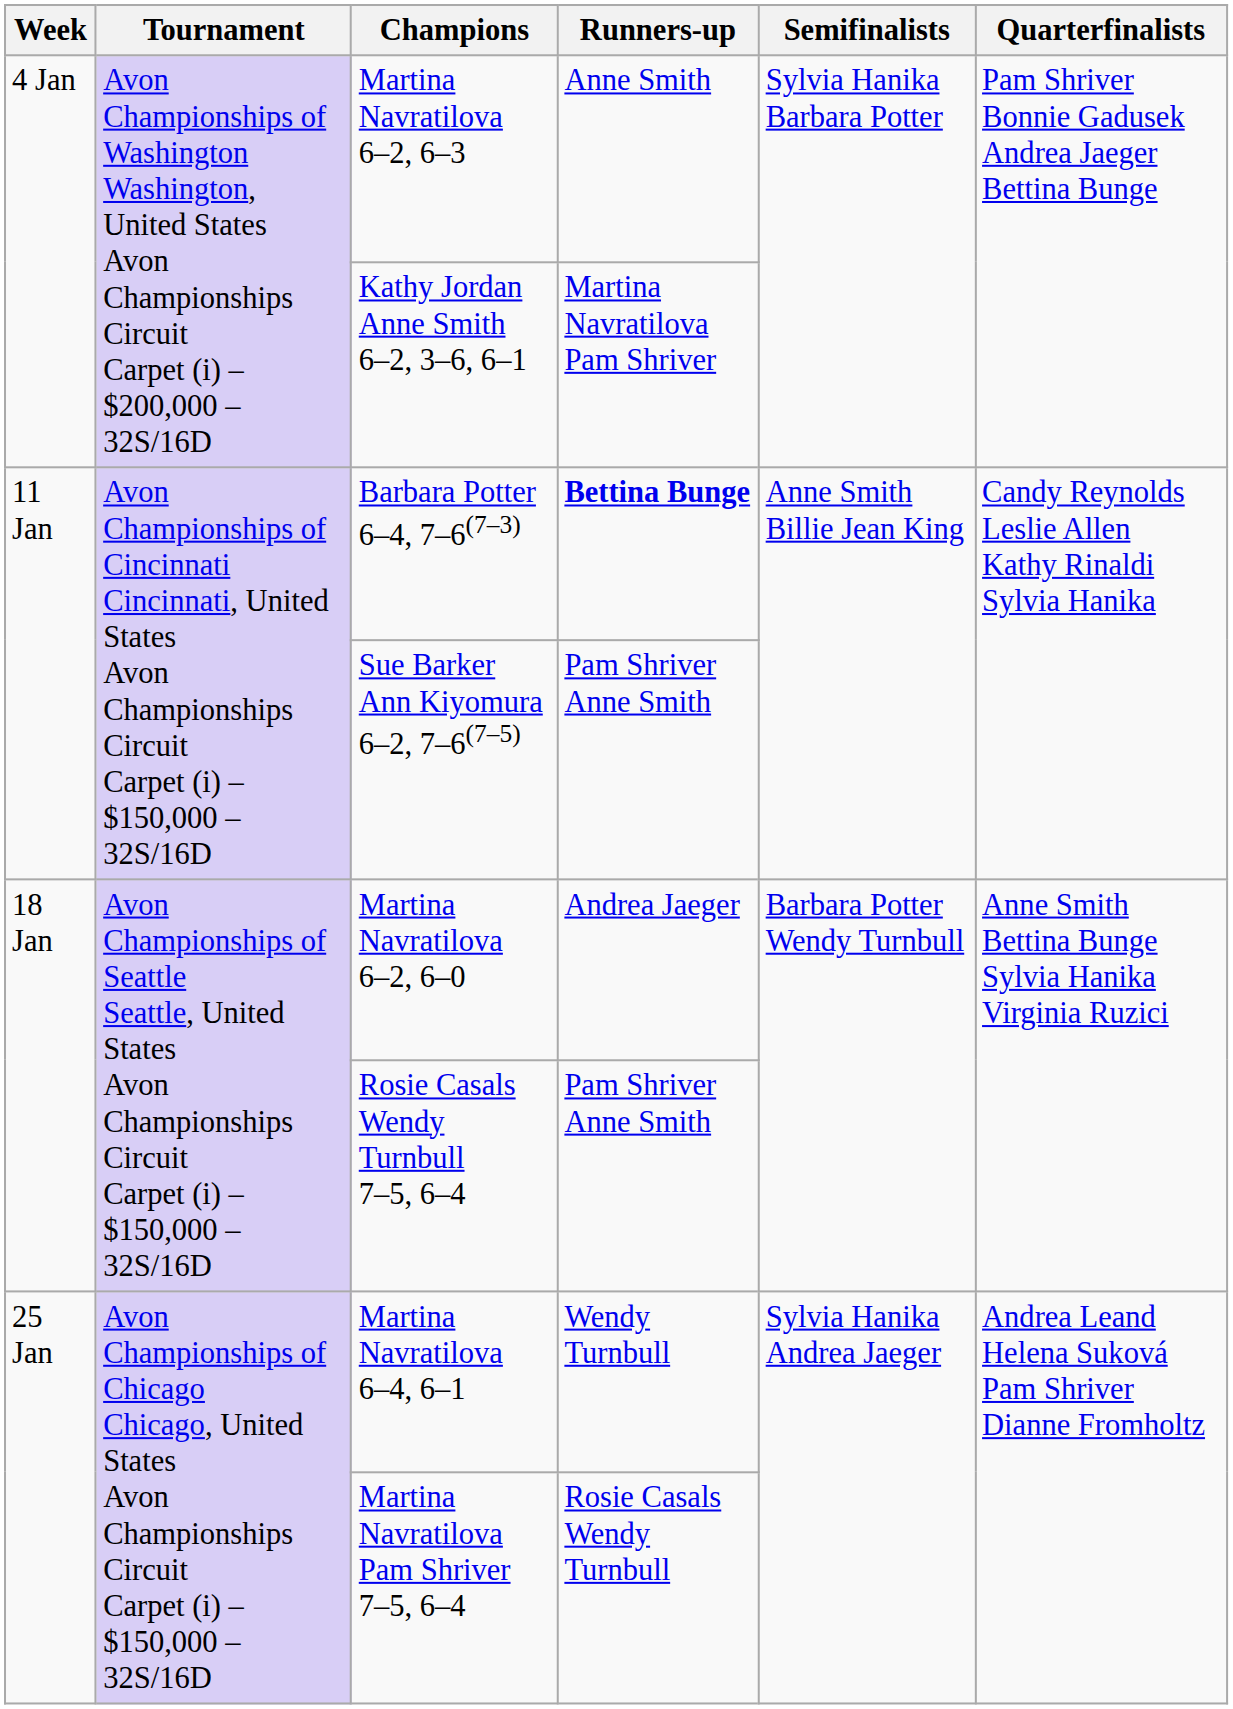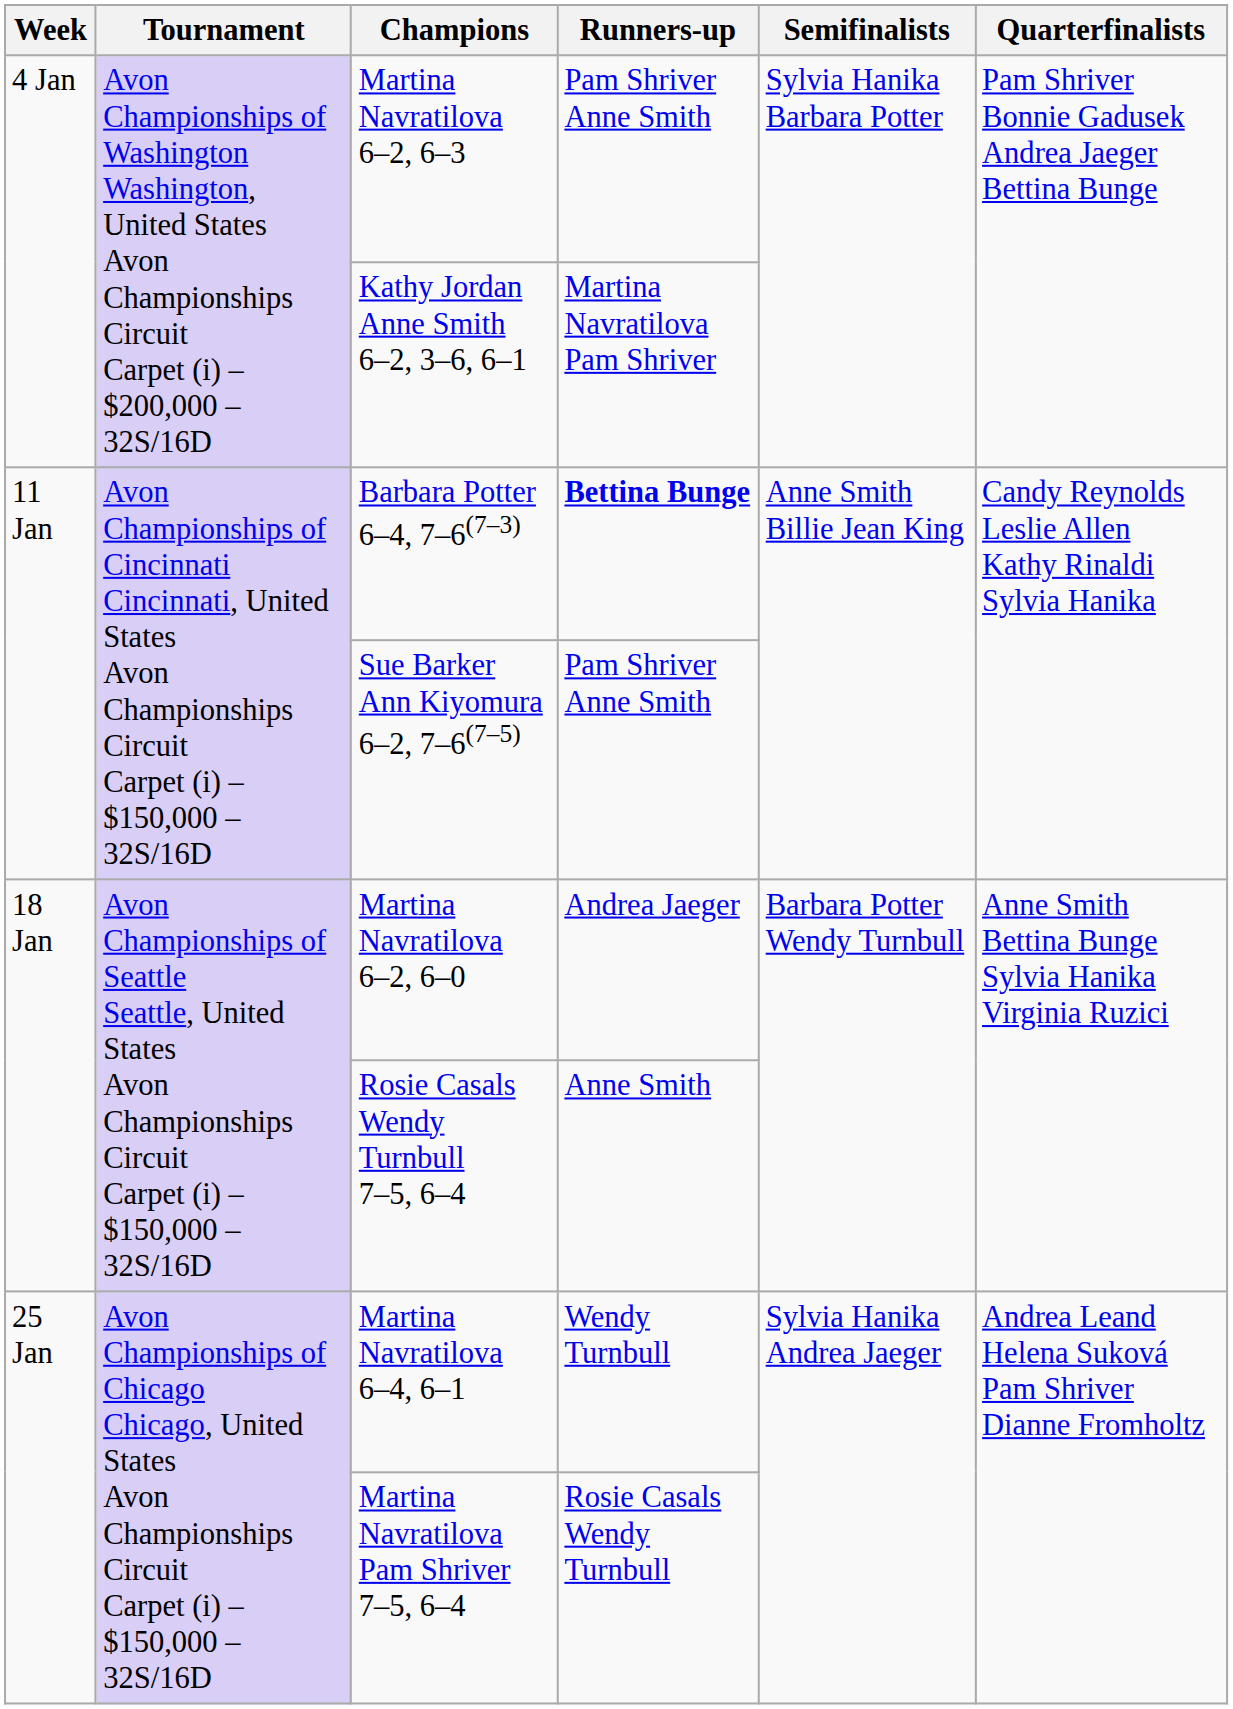(638, 80) Anne Smith -> (640, 98) Pam Shriver Anne Smith
(640, 1102) Pam Shriver Anne Smith -> (638, 1084) Anne Smith
